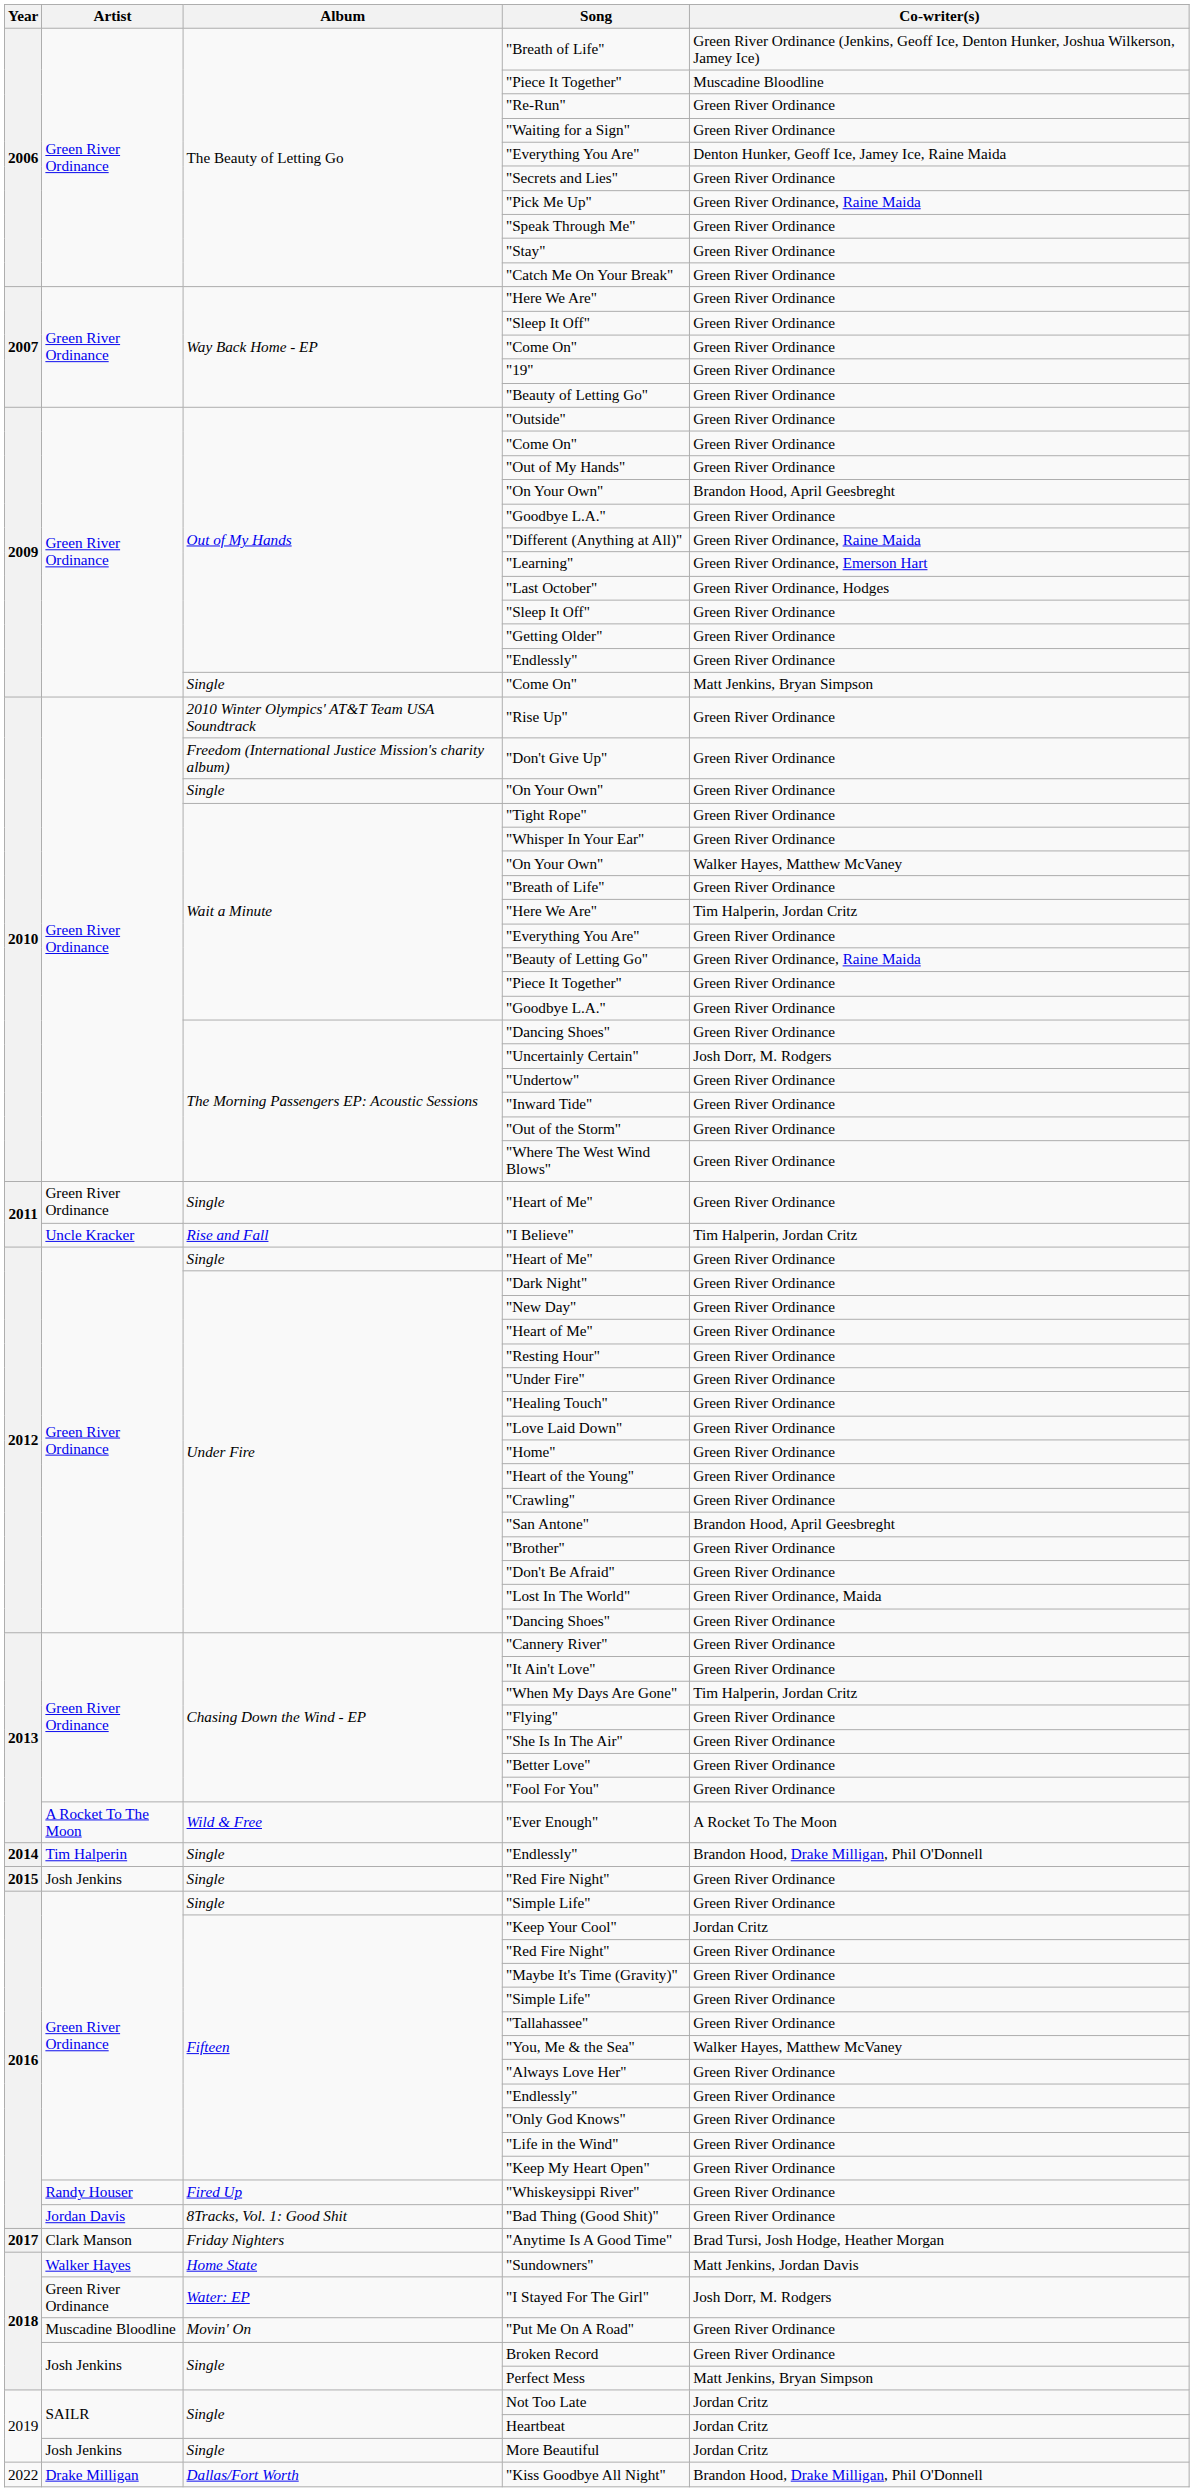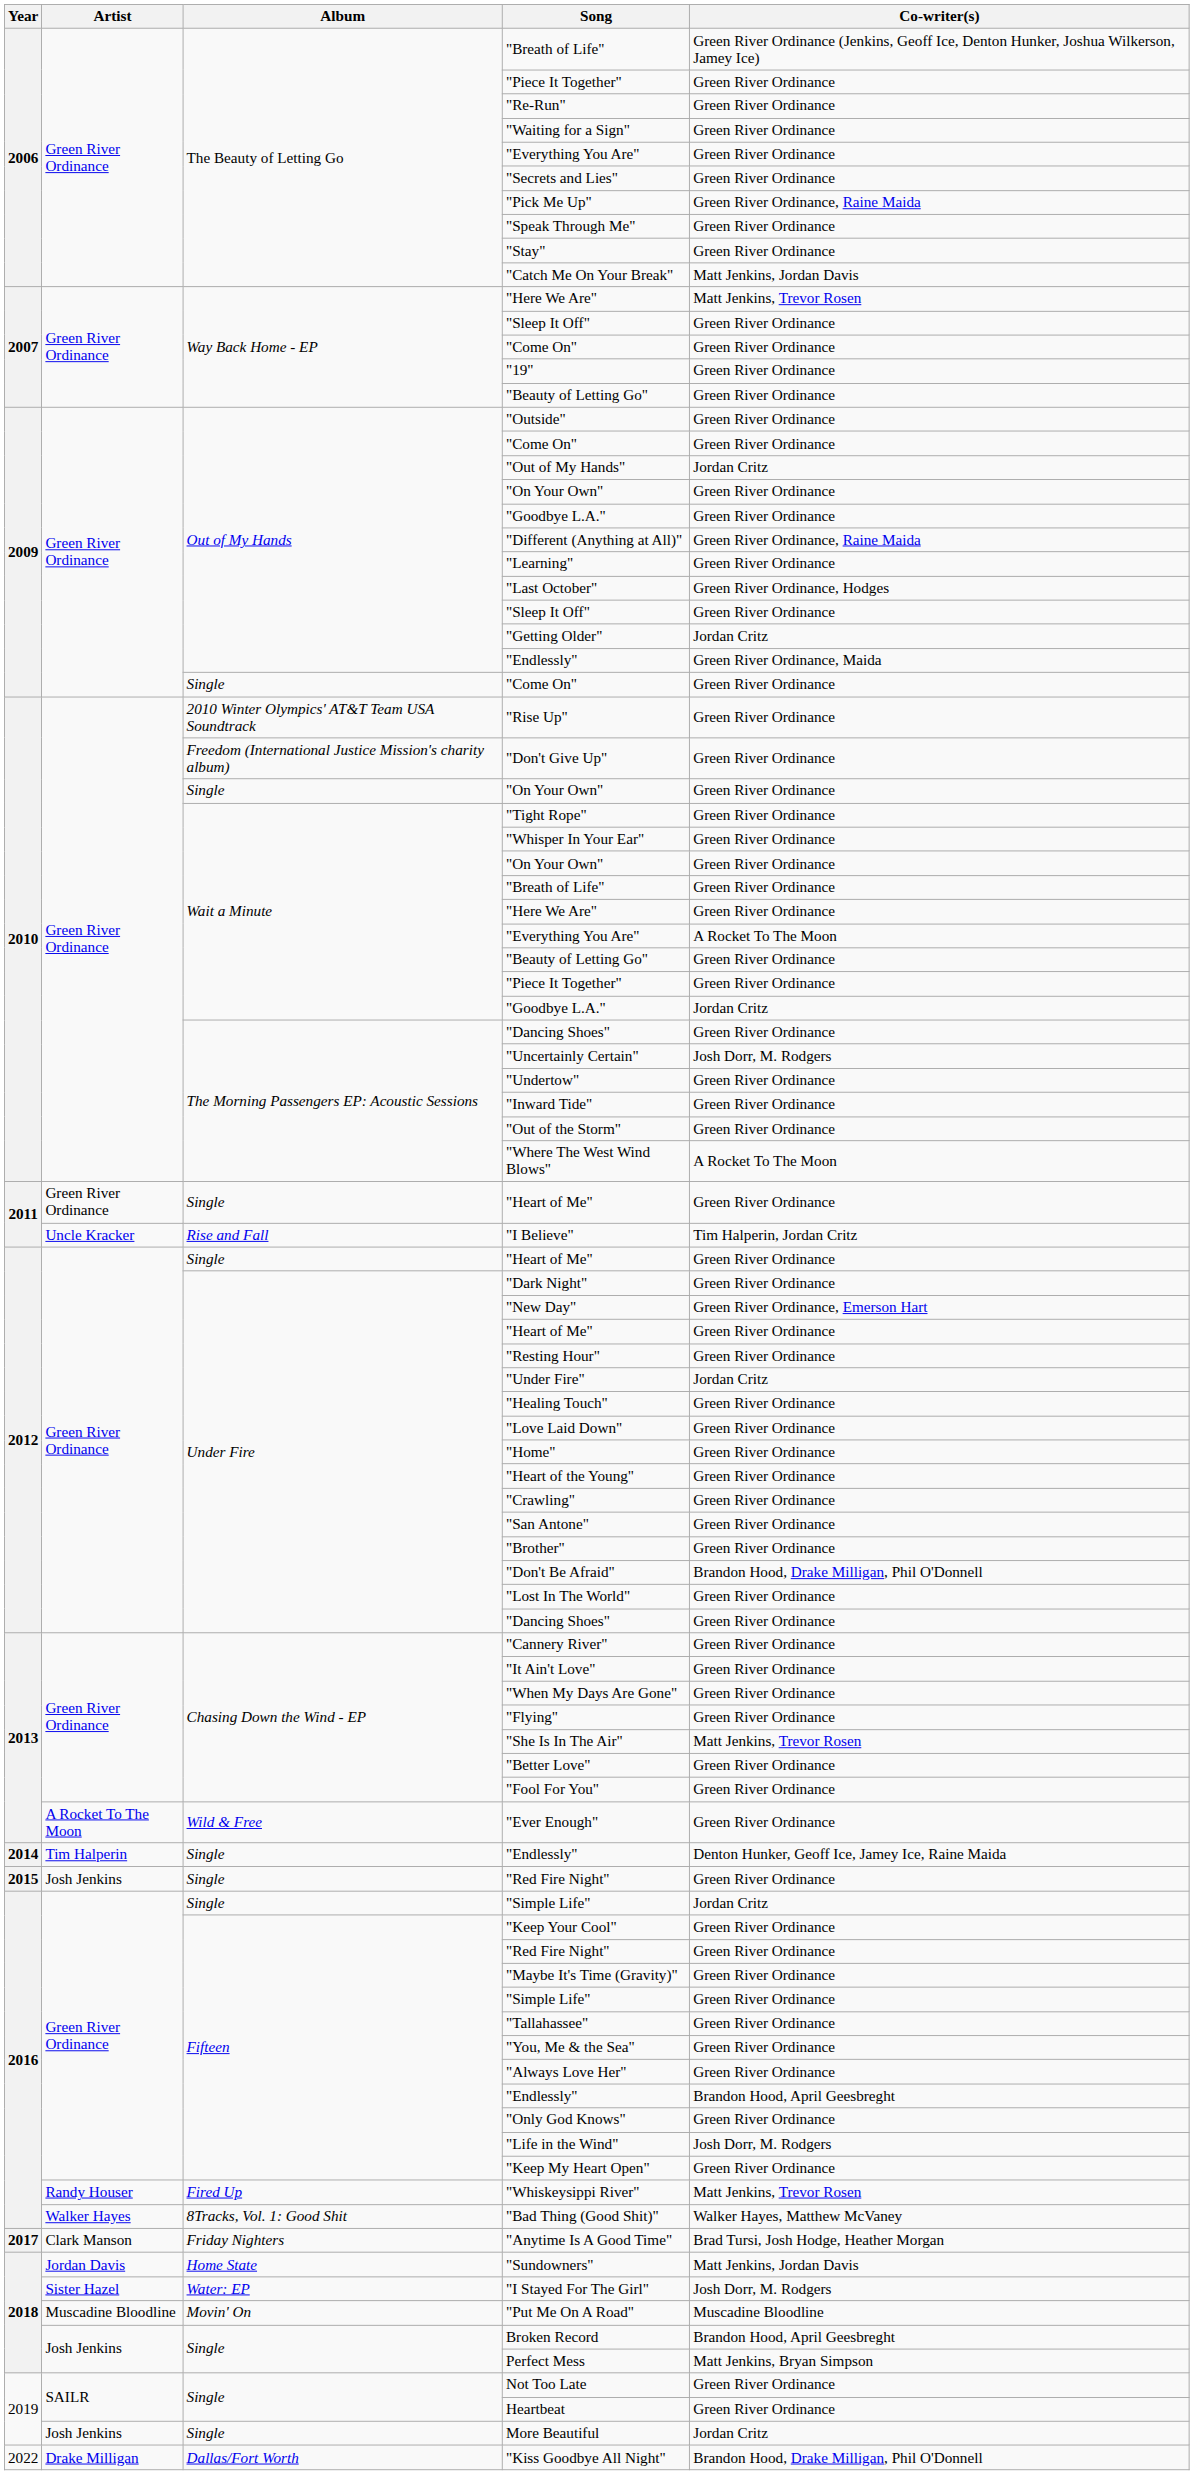(758, 81) Muscadine Bloodline -> (764, 81) Green River Ordinance
(850, 154) Denton Hunker, Geoff Ice, Jamey Ice, Raine Maida -> (764, 154) Green River Ordinance
(764, 274) Green River Ordinance -> (776, 274) Matt Jenkins, Jordan Davis
(764, 298) Green River Ordinance -> (777, 298) Matt Jenkins, Trevor Rosen
(764, 467) Green River Ordinance -> (731, 467) Jordan Critz
(794, 491) Brandon Hood, April Geesbreght -> (764, 491) Green River Ordinance
(810, 563) Green River Ordinance, Emerson Hart -> (764, 563) Green River Ordinance
(764, 636) Green River Ordinance -> (731, 636) Jordan Critz
(764, 660) Green River Ordinance -> (787, 660) Green River Ordinance, Maida
(783, 684) Matt Jenkins, Bryan Simpson -> (764, 684) Green River Ordinance
(798, 863) Walker Hayes, Matthew McVaney -> (764, 863) Green River Ordinance
(775, 911) Tim Halperin, Jordan Critz -> (764, 911) Green River Ordinance
(764, 935) Green River Ordinance -> (765, 935) A Rocket To The Moon
(807, 959) Green River Ordinance, Raine Maida -> (764, 959) Green River Ordinance
(764, 1007) Green River Ordinance -> (731, 1007) Jordan Critz
(764, 1161) Green River Ordinance -> (765, 1161) A Rocket To The Moon
(764, 1307) Green River Ordinance -> (810, 1307) Green River Ordinance, Emerson Hart
(764, 1379) Green River Ordinance -> (731, 1379) Jordan Critz
(794, 1524) Brandon Hood, April Geesbreght -> (764, 1524) Green River Ordinance
(764, 1572) Green River Ordinance -> (838, 1572) Brandon Hood, Drake Milligan, Phil O'Donnell
(787, 1596) Green River Ordinance, Maida -> (764, 1596) Green River Ordinance
(775, 1693) Tim Halperin, Jordan Critz -> (764, 1693) Green River Ordinance
(764, 1741) Green River Ordinance -> (777, 1741) Matt Jenkins, Trevor Rosen
(765, 1822) A Rocket To The Moon -> (764, 1822) Green River Ordinance
(838, 1854) Brandon Hood, Drake Milligan, Phil O'Donnell -> (850, 1854) Denton Hunker, Geoff Ice, Jamey Ice, Raine Maida
(764, 1903) Green River Ordinance -> (731, 1903) Jordan Critz
(731, 1927) Jordan Critz -> (764, 1927) Green River Ordinance
(798, 2047) Walker Hayes, Matthew McVaney -> (764, 2047) Green River Ordinance
(764, 2095) Green River Ordinance -> (794, 2095) Brandon Hood, April Geesbreght
(764, 2144) Green River Ordinance -> (762, 2144) Josh Dorr, M. Rodgers
(764, 2192) Green River Ordinance -> (777, 2192) Matt Jenkins, Trevor Rosen
(85, 2216) Jordan Davis -> (88, 2216) Walker Hayes
(764, 2216) Green River Ordinance -> (798, 2216) Walker Hayes, Matthew McVaney
(88, 2264) Walker Hayes -> (85, 2264) Jordan Davis
(83, 2297) Green River Ordinance -> (82, 2288) Sister Hazel
(764, 2329) Green River Ordinance -> (758, 2312) Muscadine Bloodline
(764, 2354) Green River Ordinance -> (794, 2336) Brandon Hood, April Geesbreght
(731, 2402) Jordan Critz -> (764, 2385) Green River Ordinance
(731, 2426) Jordan Critz -> (764, 2409) Green River Ordinance
